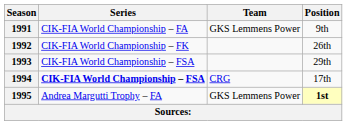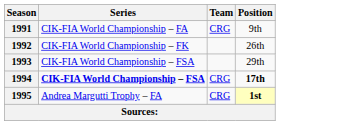(255, 28) GKS Lemmens Power -> (220, 28) CRG
(322, 78) normal -> (255, 78) bold
(255, 95) GKS Lemmens Power -> (220, 95) CRG
